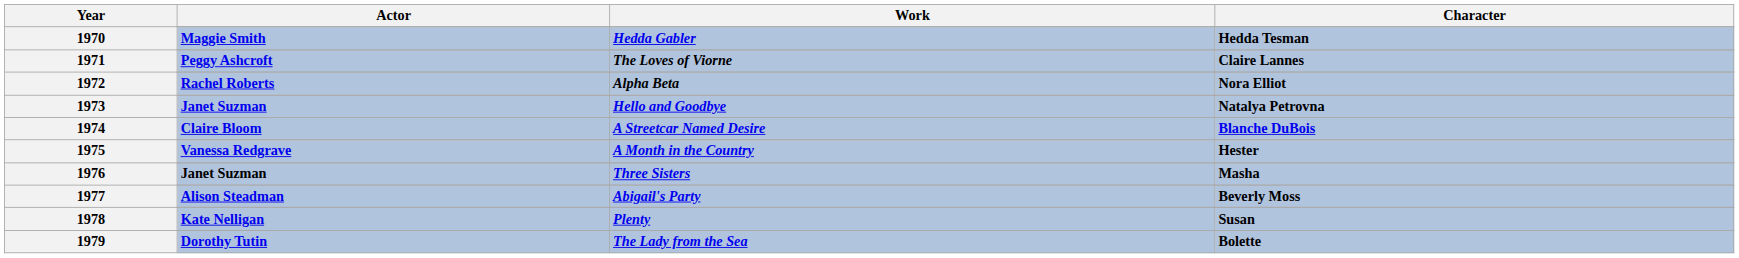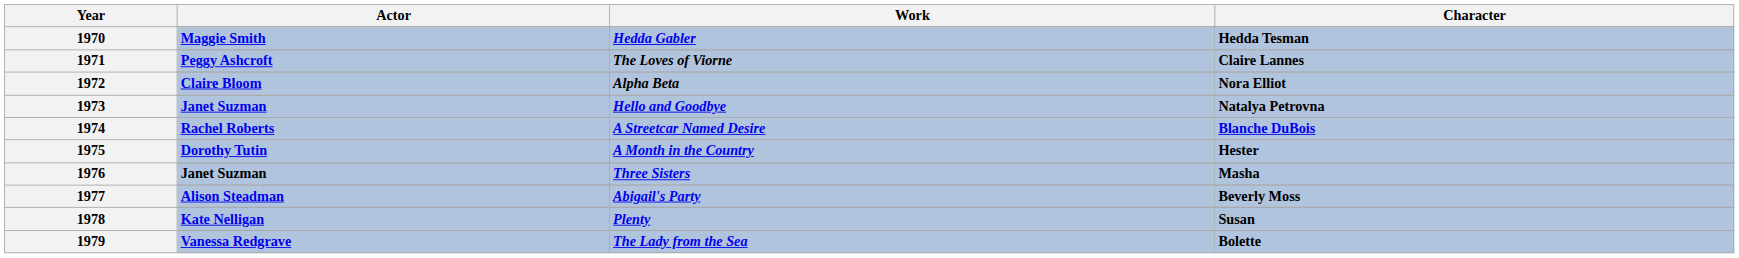(228, 83) Rachel Roberts -> (221, 83) Claire Bloom
(221, 128) Claire Bloom -> (228, 128) Rachel Roberts
(236, 151) Vanessa Redgrave -> (224, 151) Dorothy Tutin
(224, 241) Dorothy Tutin -> (236, 241) Vanessa Redgrave
